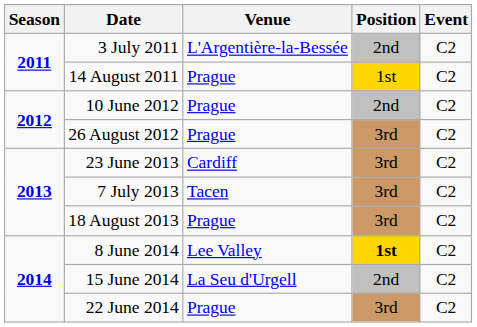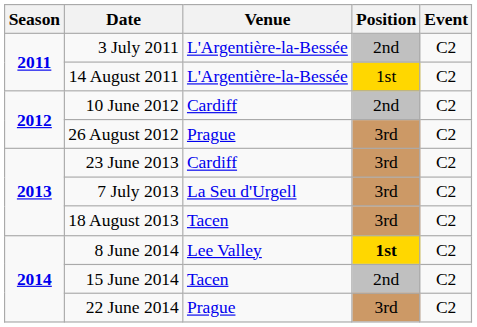(211, 76) Prague -> (267, 76) L'Argentière-la-Bessée
(211, 105) Prague -> (212, 105) Cardiff
(208, 192) Tacen -> (242, 192) La Seu d'Urgell
(211, 220) Prague -> (208, 220) Tacen
(242, 278) La Seu d'Urgell -> (208, 278) Tacen
